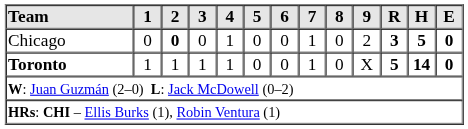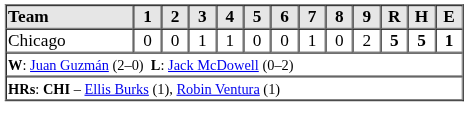(175, 40) bold -> (175, 40) normal
(202, 40) 0 -> (202, 40) 1
(394, 40) 3 -> (394, 40) 5
(449, 40) 0 -> (449, 40) 1
- row: (37, 64)
